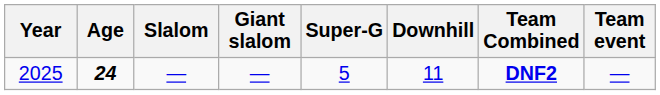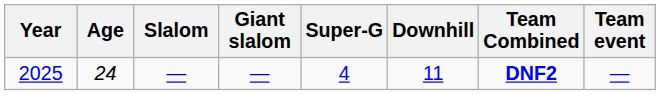(105, 73) bold -> (105, 73) normal
(344, 73) 5 -> (344, 73) 4
